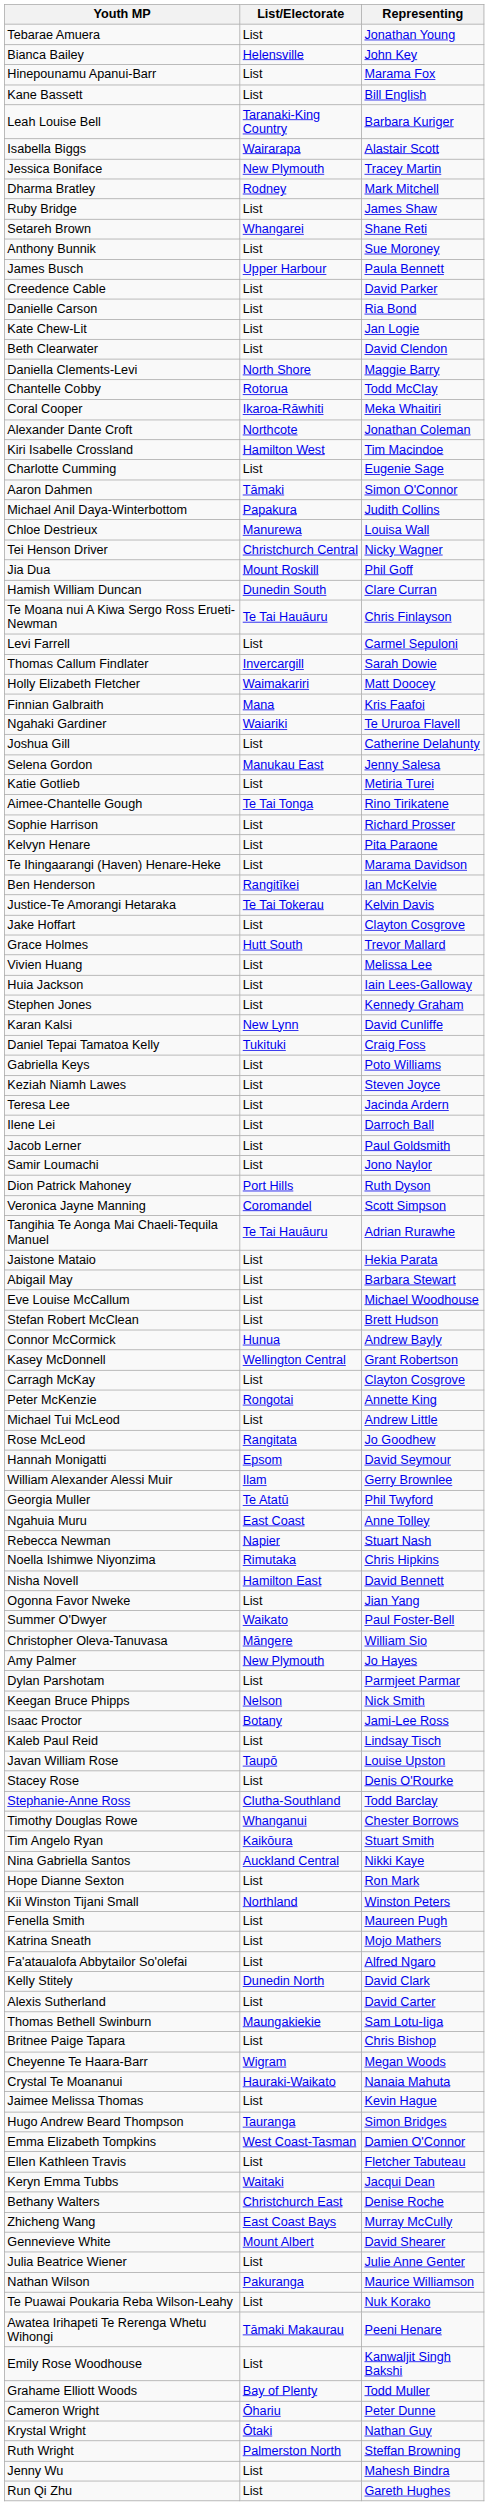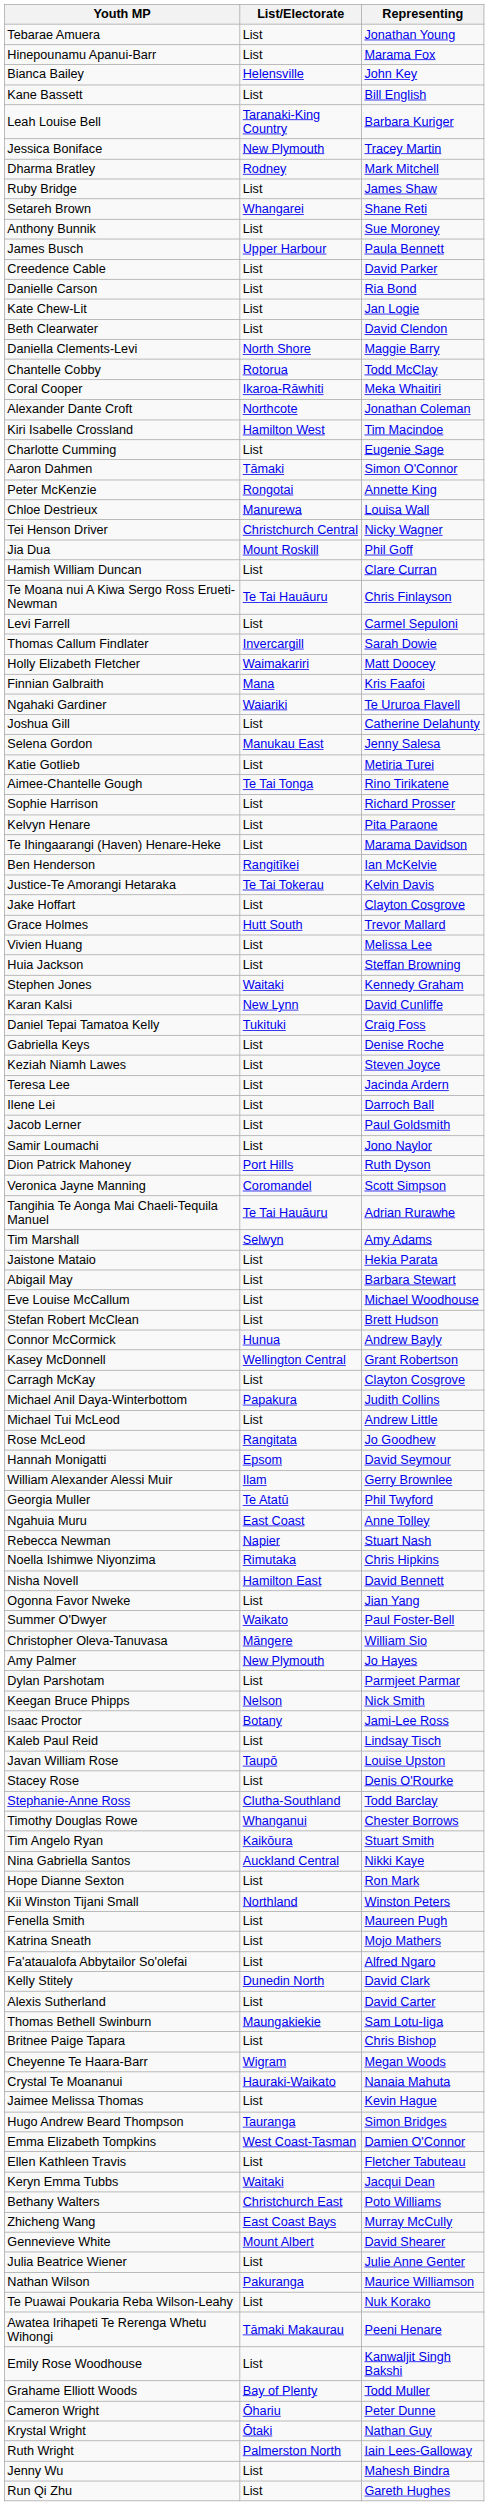rows swapped: (82, 74) <-> (46, 54)
- row: (47, 149)
rows swapped: (97, 509) <-> (52, 1400)
(285, 590) Dunedin South -> (253, 569) List
(418, 985) Iain Lees-Galloway -> (412, 965) Steffan Browning
(253, 1005) List -> (263, 985) Waitaki
(403, 1065) Poto Williams -> (404, 1045) Denise Roche
+ row: (43, 1239)
(404, 2202) Denise Roche -> (403, 2202) Poto Williams
(412, 2451) Steffan Browning -> (418, 2451) Iain Lees-Galloway
